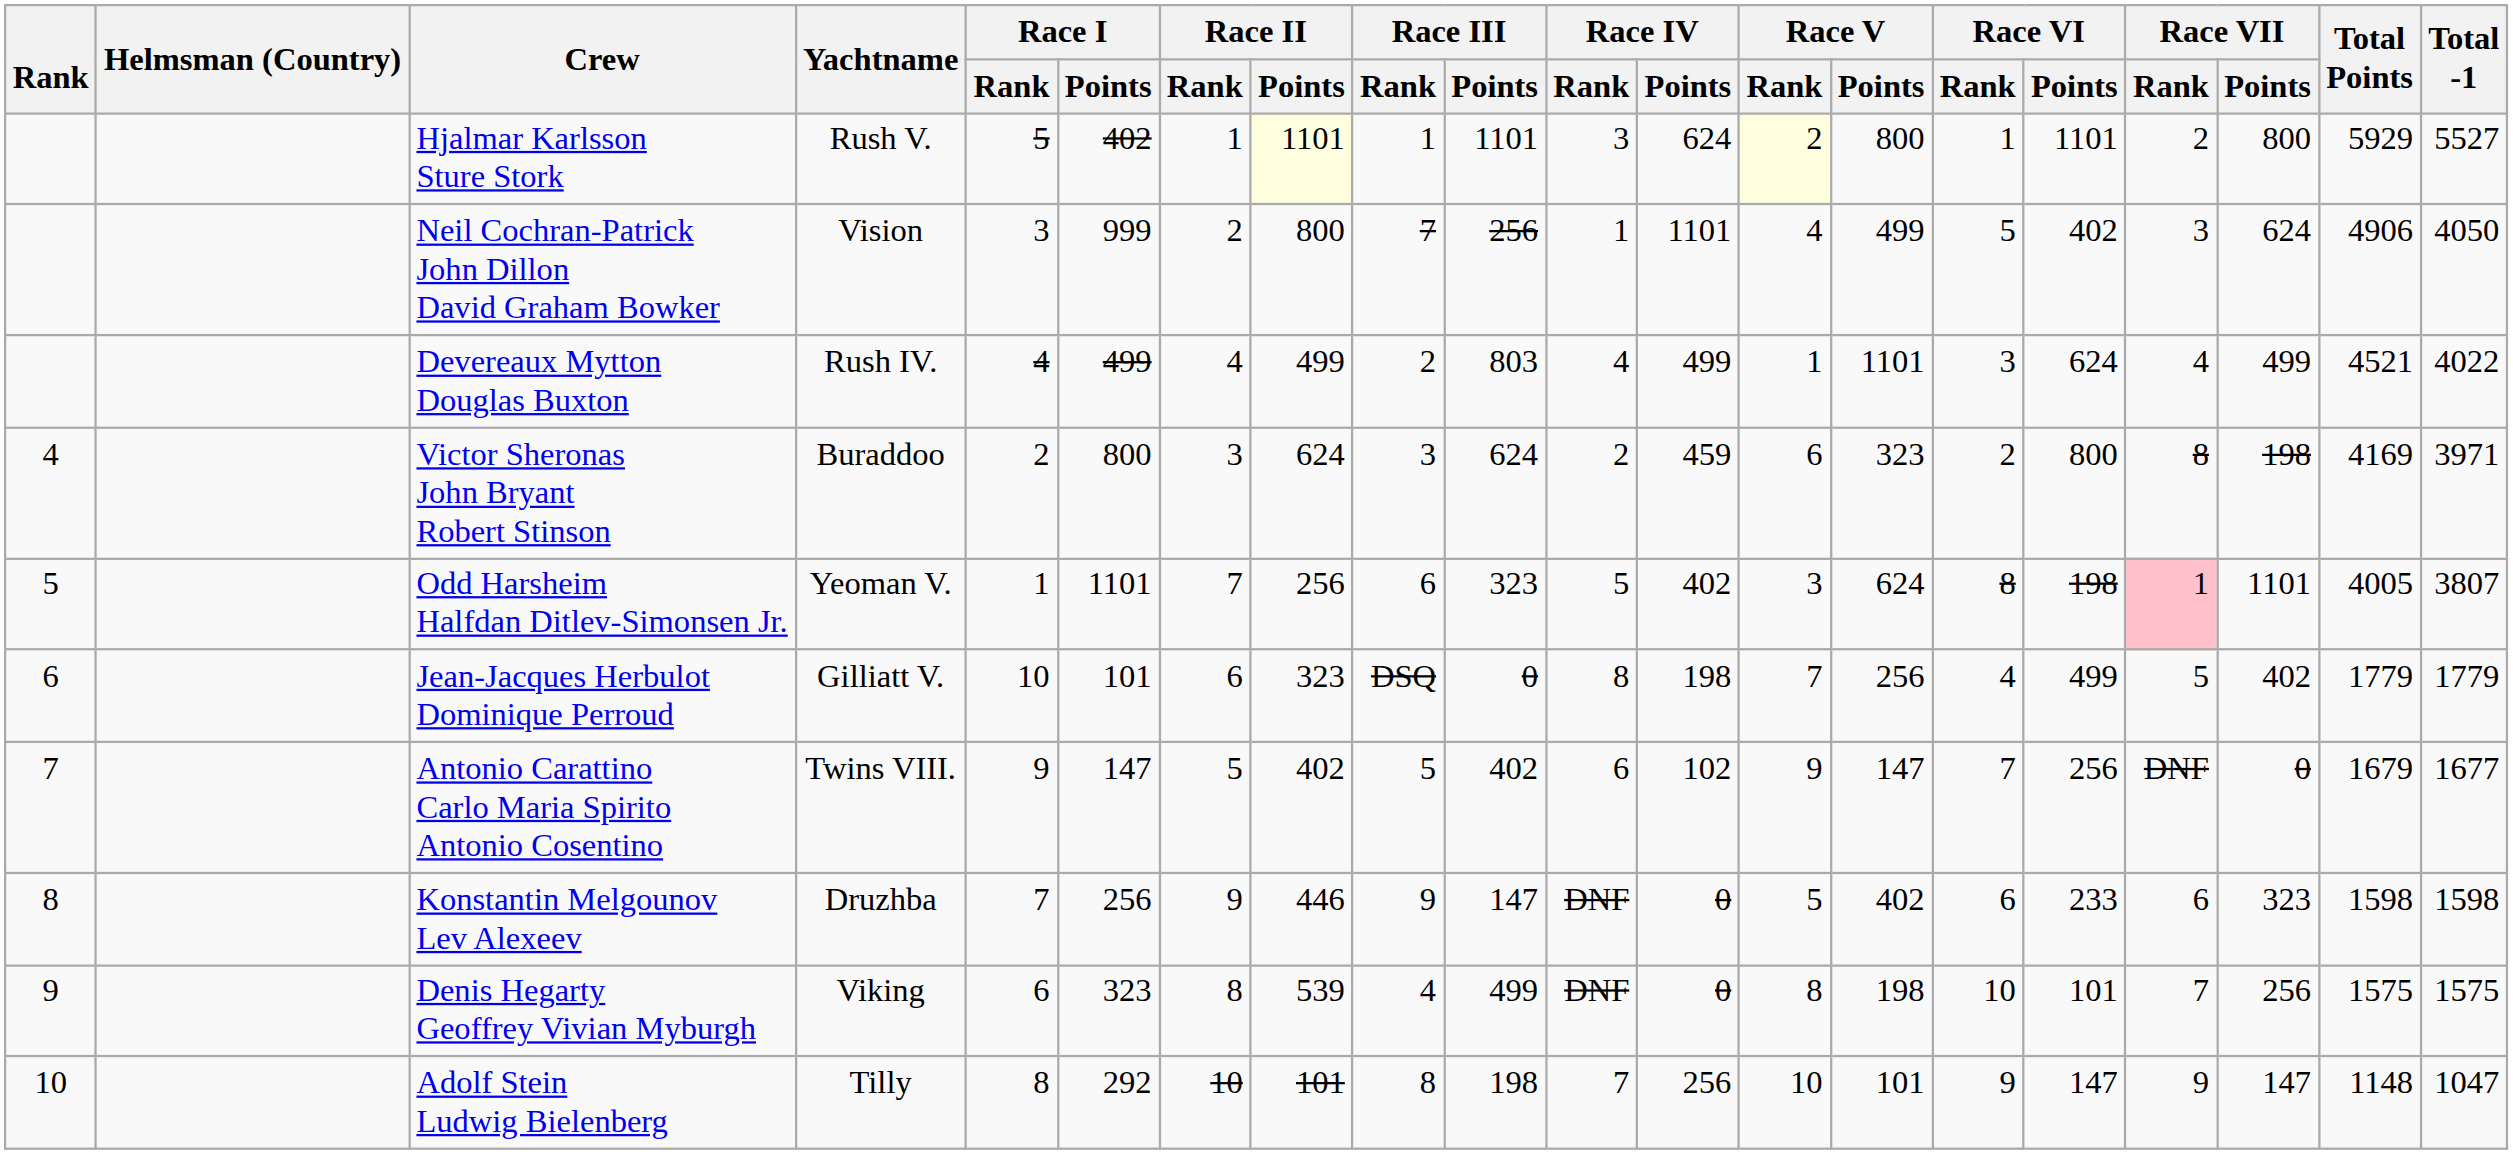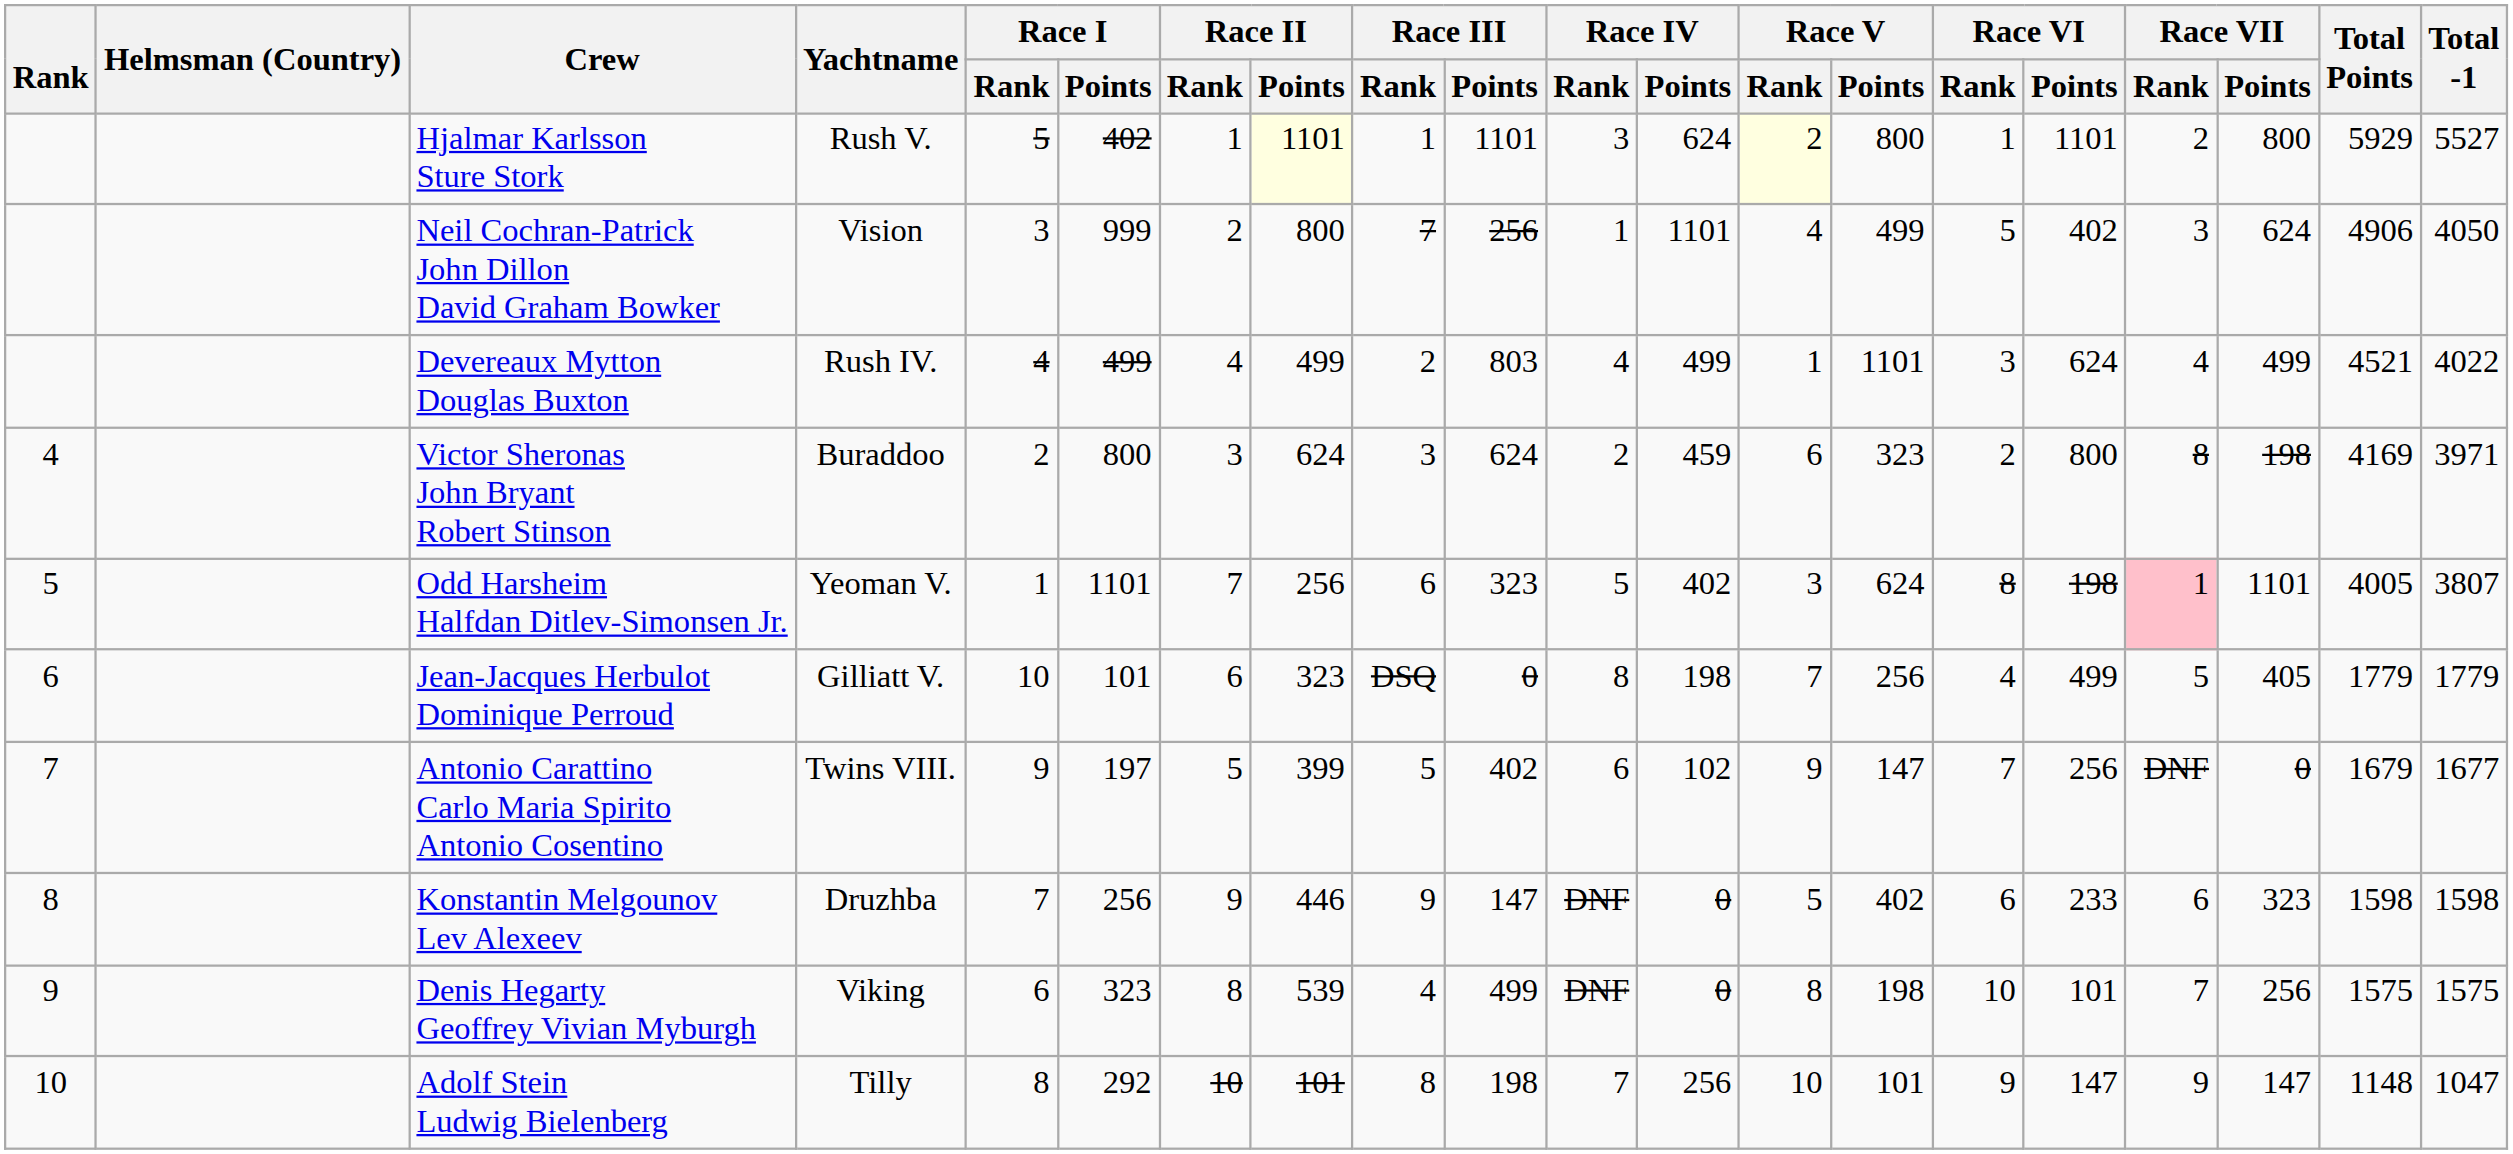(2287, 676) 402 -> (2287, 676) 405
(1127, 768) 147 -> (1127, 768) 197
(1320, 768) 402 -> (1320, 768) 399
